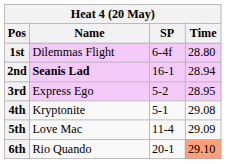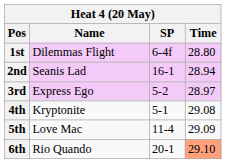(61, 71) bold -> (59, 71) normal
(202, 91) 28.95 -> (202, 91) 28.97
